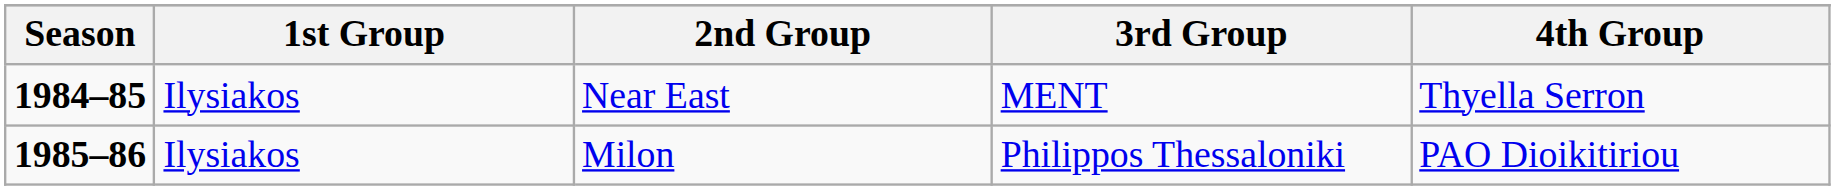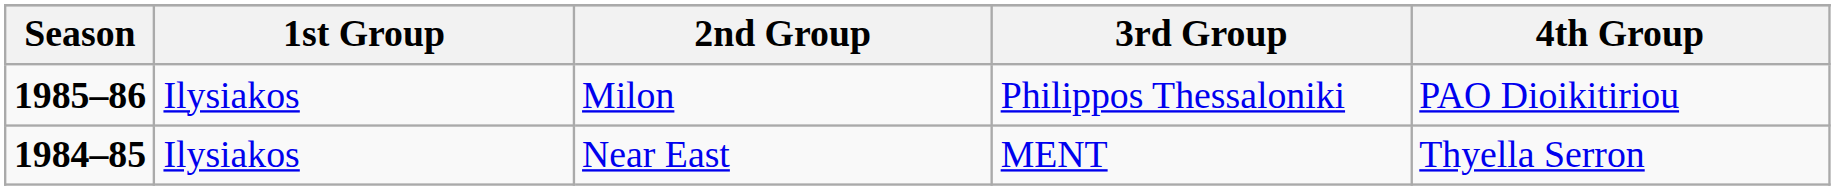rows swapped: (656, 94) <-> (628, 154)
